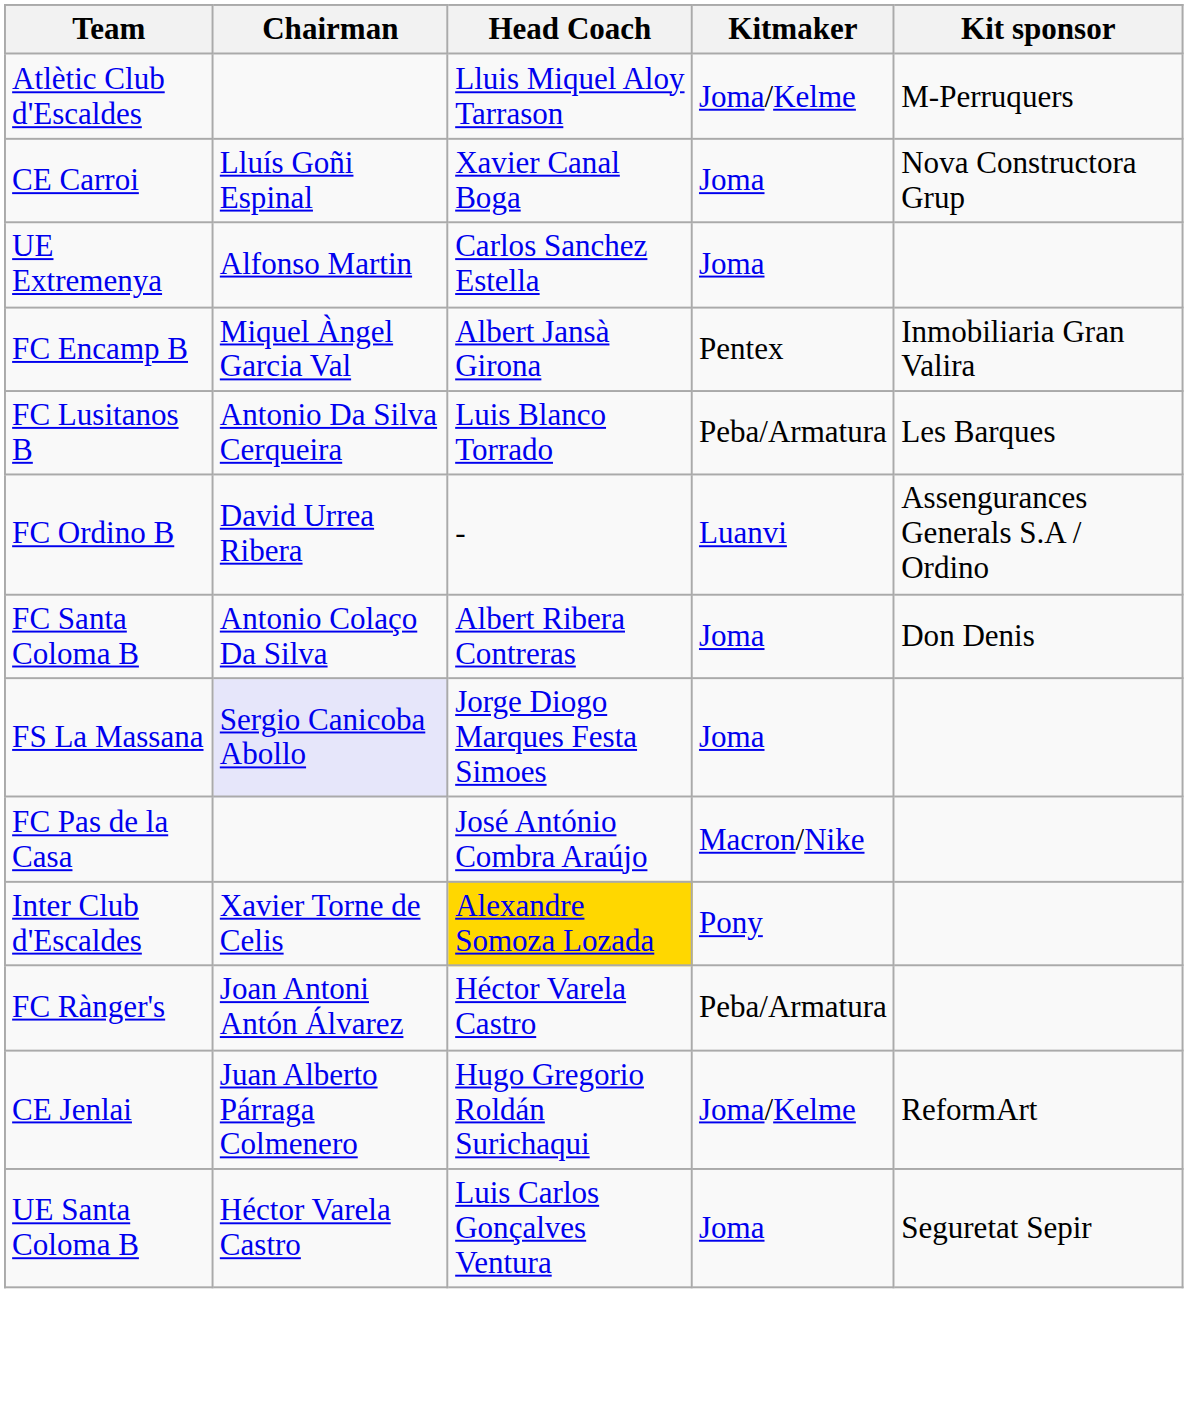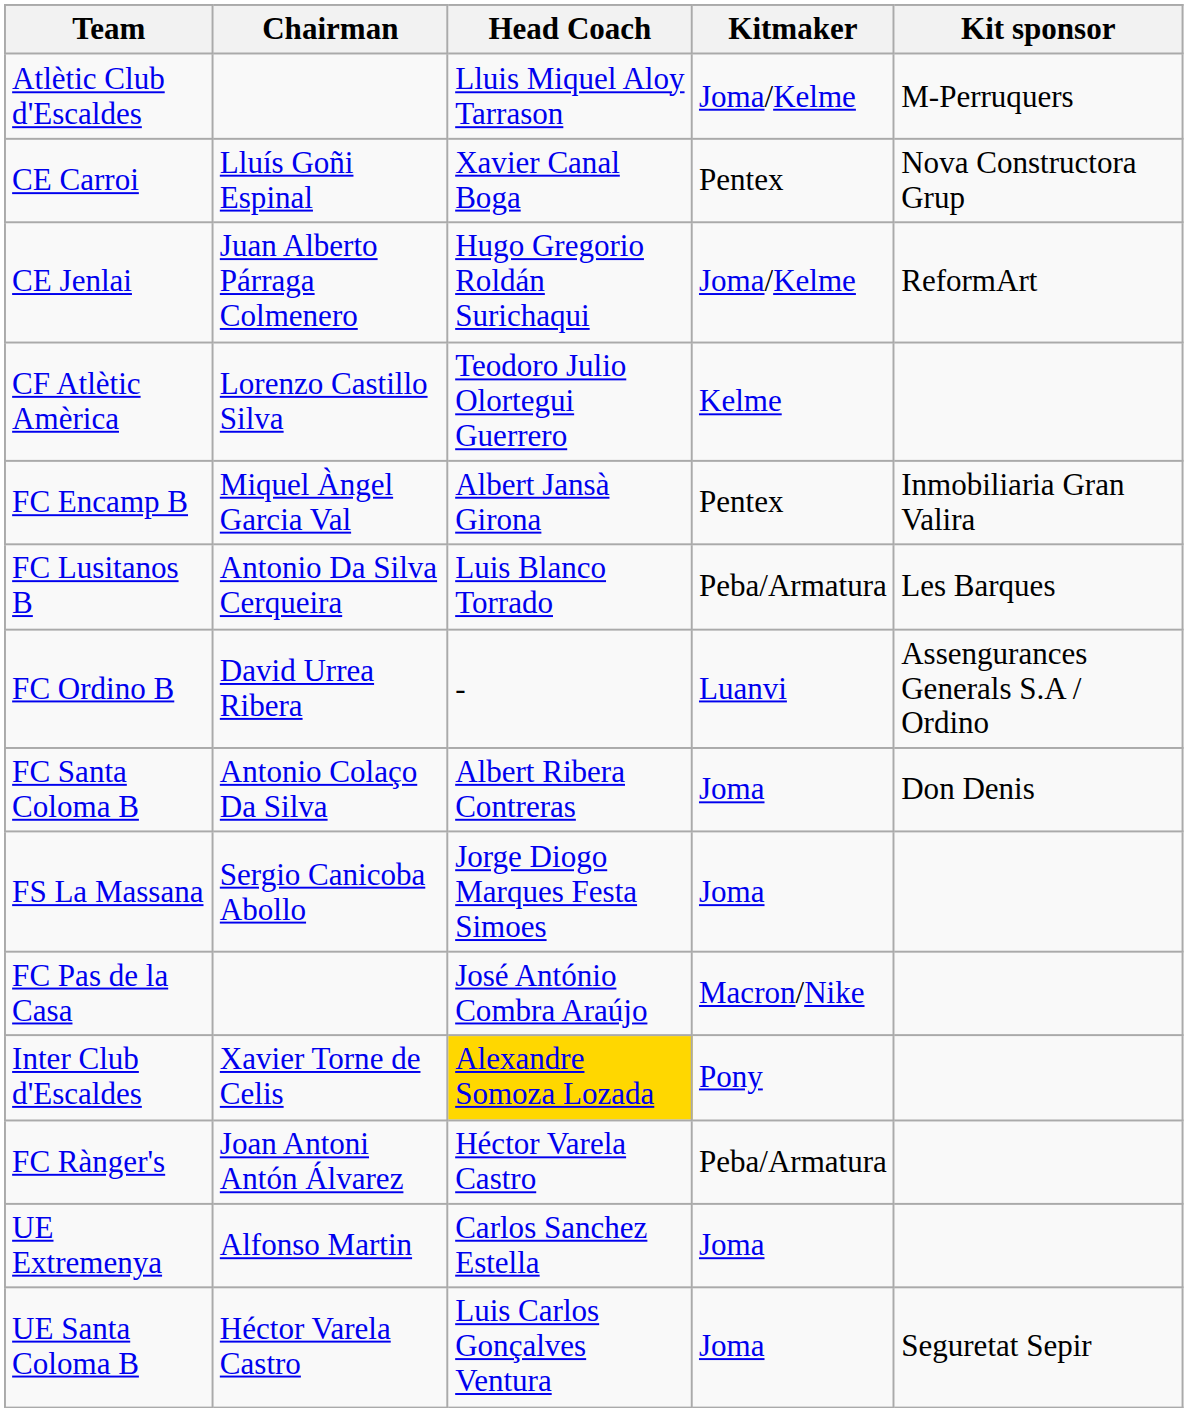(732, 179) Joma -> (741, 179) Pentex
rows swapped: (72, 1108) <-> (87, 264)
+ row: (76, 400)
(323, 737) lavender background -> (323, 891) no background
